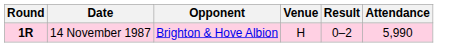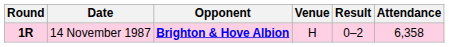(217, 32) normal -> (223, 32) bold
(398, 32) 5,990 -> (409, 32) 6,358
